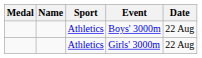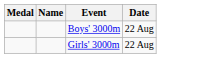- column: (86, 13)
